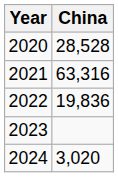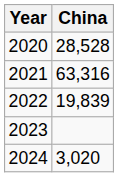(83, 102) 19,836 -> (83, 102) 19,839
